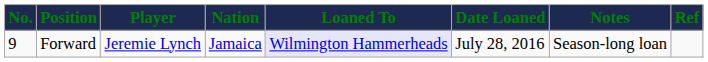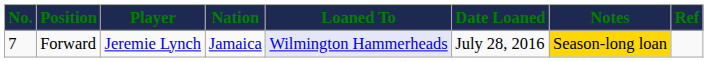(12, 43) 9 -> (12, 43) 7
(610, 43) no background -> (610, 43) gold background
